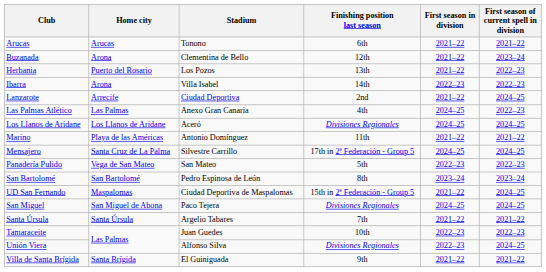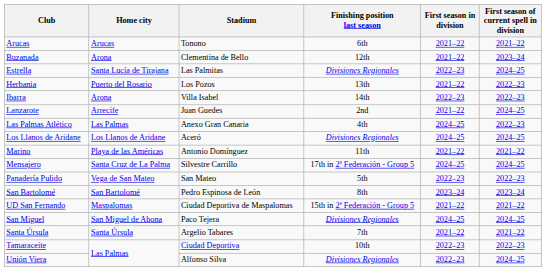+ row: (19, 70)
(210, 97) Ciudad Deportiva -> (202, 111) Juan Guedes
(510, 192) 2024–25 -> (510, 205) 2021–22
(202, 232) Juan Guedes -> (210, 246) Ciudad Deportiva
- row: (43, 259)
